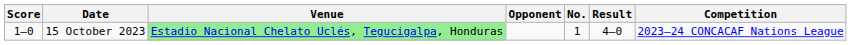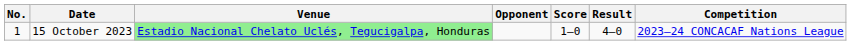columns swapped: (577, 13) <-> (24, 13)
